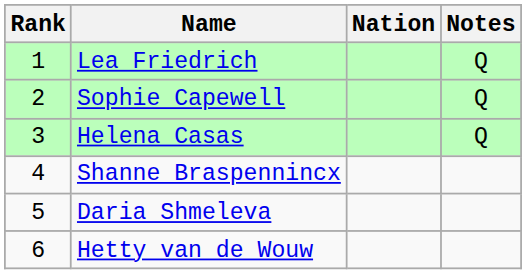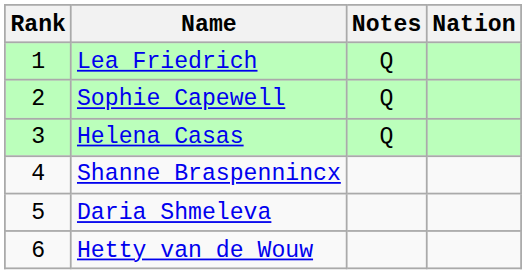columns swapped: (394, 24) <-> (481, 24)
